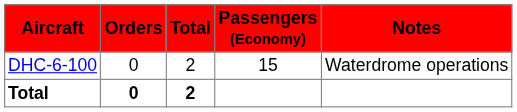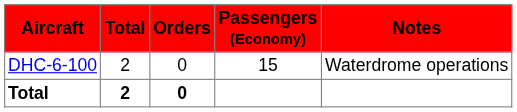columns swapped: (191, 28) <-> (134, 28)
